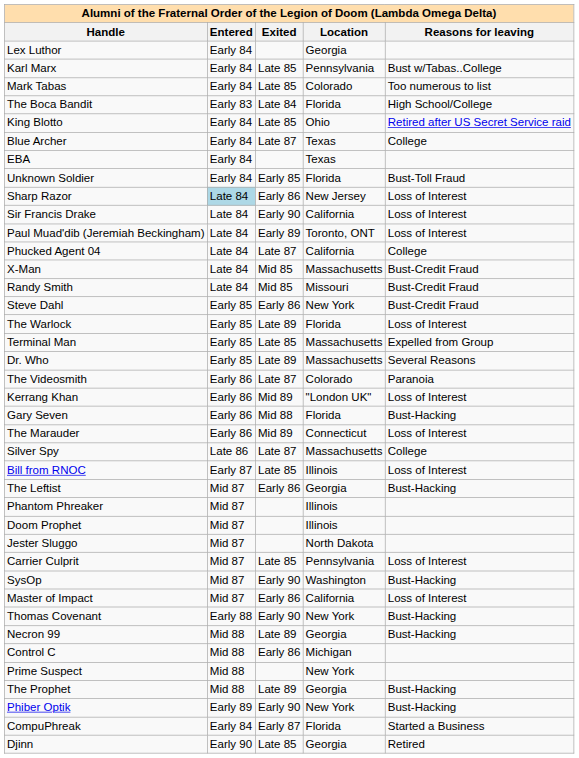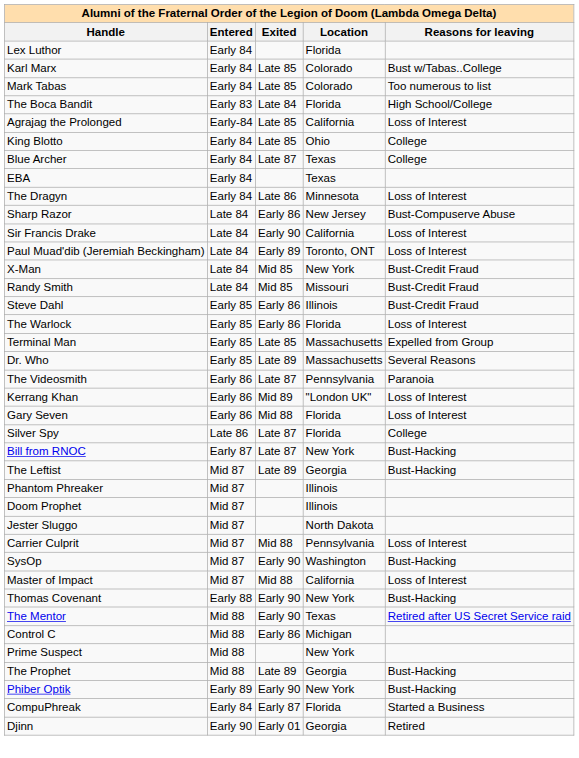(326, 50) Georgia -> (323, 50) Florida
(340, 68) Pennsylvania -> (329, 68) Colorado
+ row: (64, 123)
(479, 123) Retired after US Secret Service raid -> (407, 141) College
+ row: (37, 196)
- row: (51, 178)
(229, 196) lightblue background -> (229, 214) no background
(427, 196) Loss of Interest -> (451, 214) Bust-Compuserve Abuse
- row: (54, 251)
(344, 269) Massachusetts -> (330, 269) New York
(330, 305) New York -> (322, 305) Illinois
(277, 324) Late 89 -> (279, 324) Early 86
(329, 379) Colorado -> (340, 379) Pennsylvania
(422, 415) Bust-Hacking -> (427, 415) Loss of Interest
- row: (43, 433)
(344, 452) Massachusetts -> (323, 433) Florida
(277, 470) Late 85 -> (277, 452) Late 87
(322, 470) Illinois -> (330, 452) New York
(427, 470) Loss of Interest -> (422, 452) Bust-Hacking
(279, 488) Early 86 -> (277, 470) Late 89
(277, 561) Late 85 -> (275, 543) Mid 88
(279, 598) Early 86 -> (275, 580) Mid 88
+ row: (36, 616)
- row: (34, 634)
(277, 744) Late 85 -> (279, 726) Early 01
